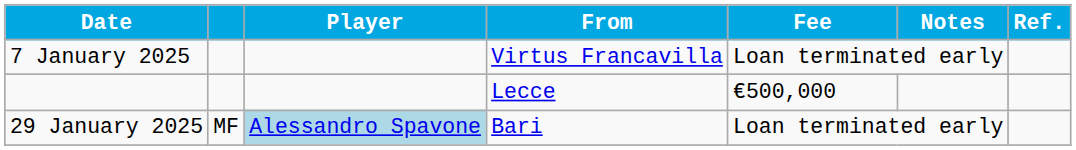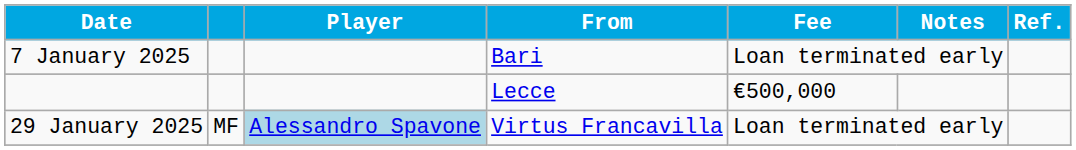(607, 57) Virtus Francavilla -> (517, 57) Bari
(517, 127) Bari -> (607, 127) Virtus Francavilla
